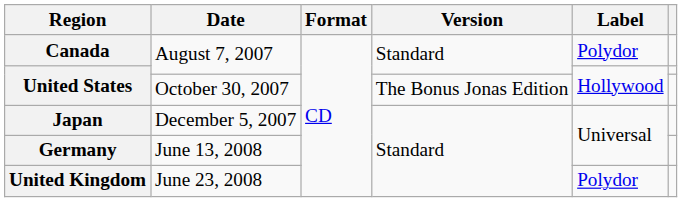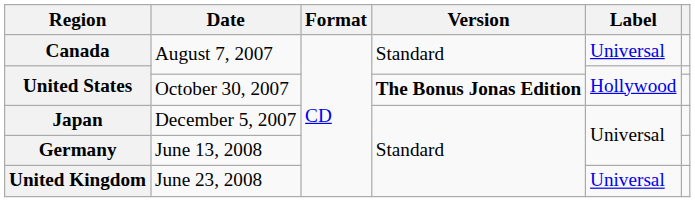(608, 50) Polydor -> (627, 50) Universal
(472, 89) normal -> (479, 89) bold
(608, 180) Polydor -> (627, 180) Universal
